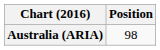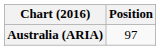(131, 34) 98 -> (131, 34) 97
